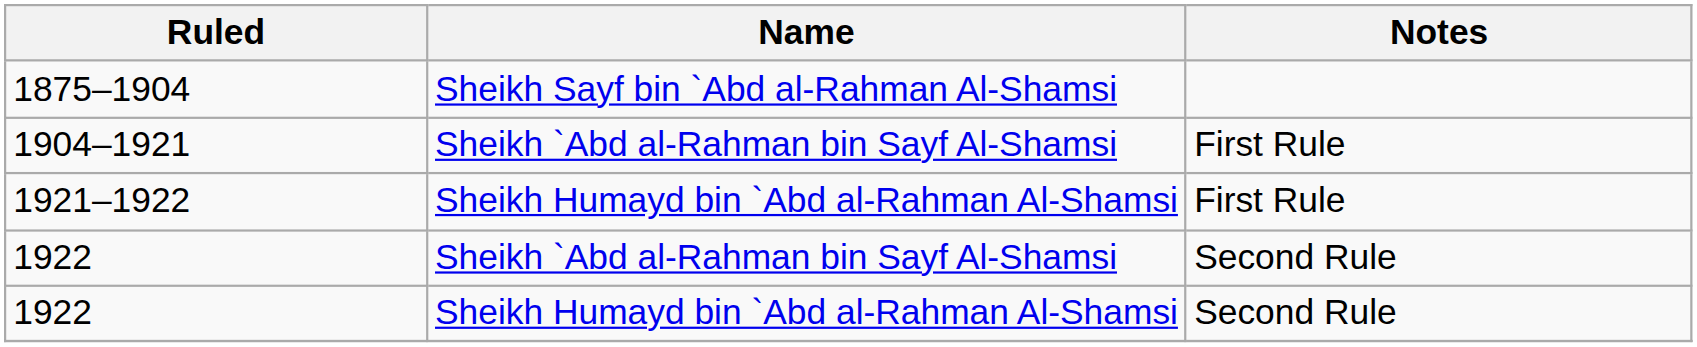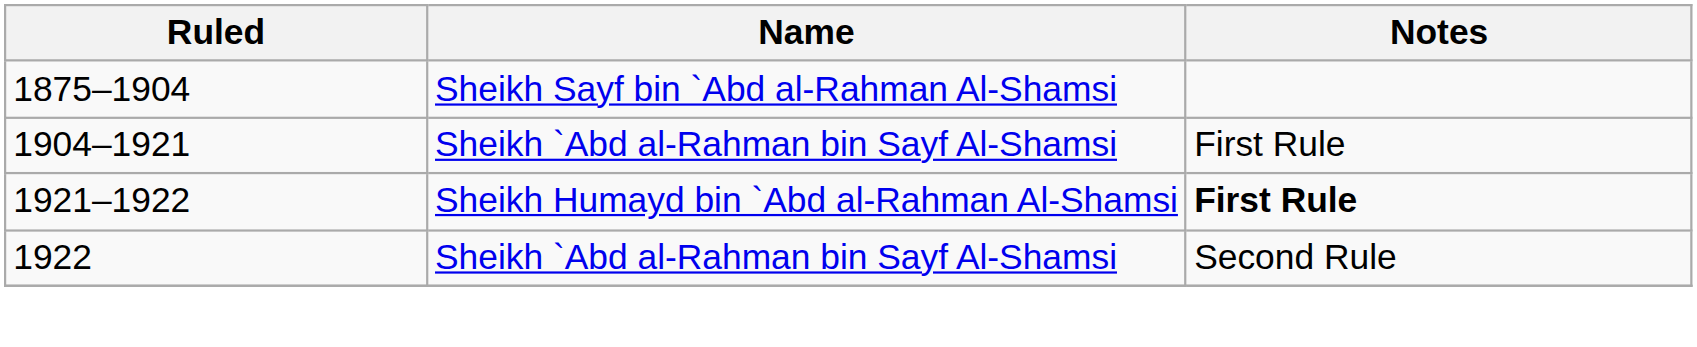(1270, 200) normal -> (1276, 200) bold
- row: (53, 312)
